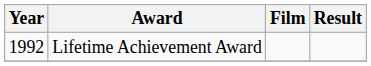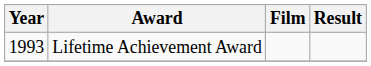(26, 46) 1992 -> (26, 46) 1993
